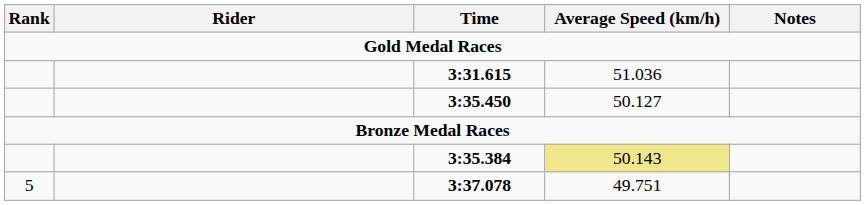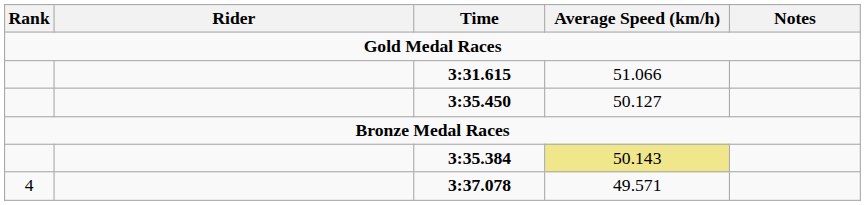(637, 74) 51.036 -> (637, 74) 51.066
(29, 185) 5 -> (29, 185) 4
(637, 185) 49.751 -> (637, 185) 49.571
